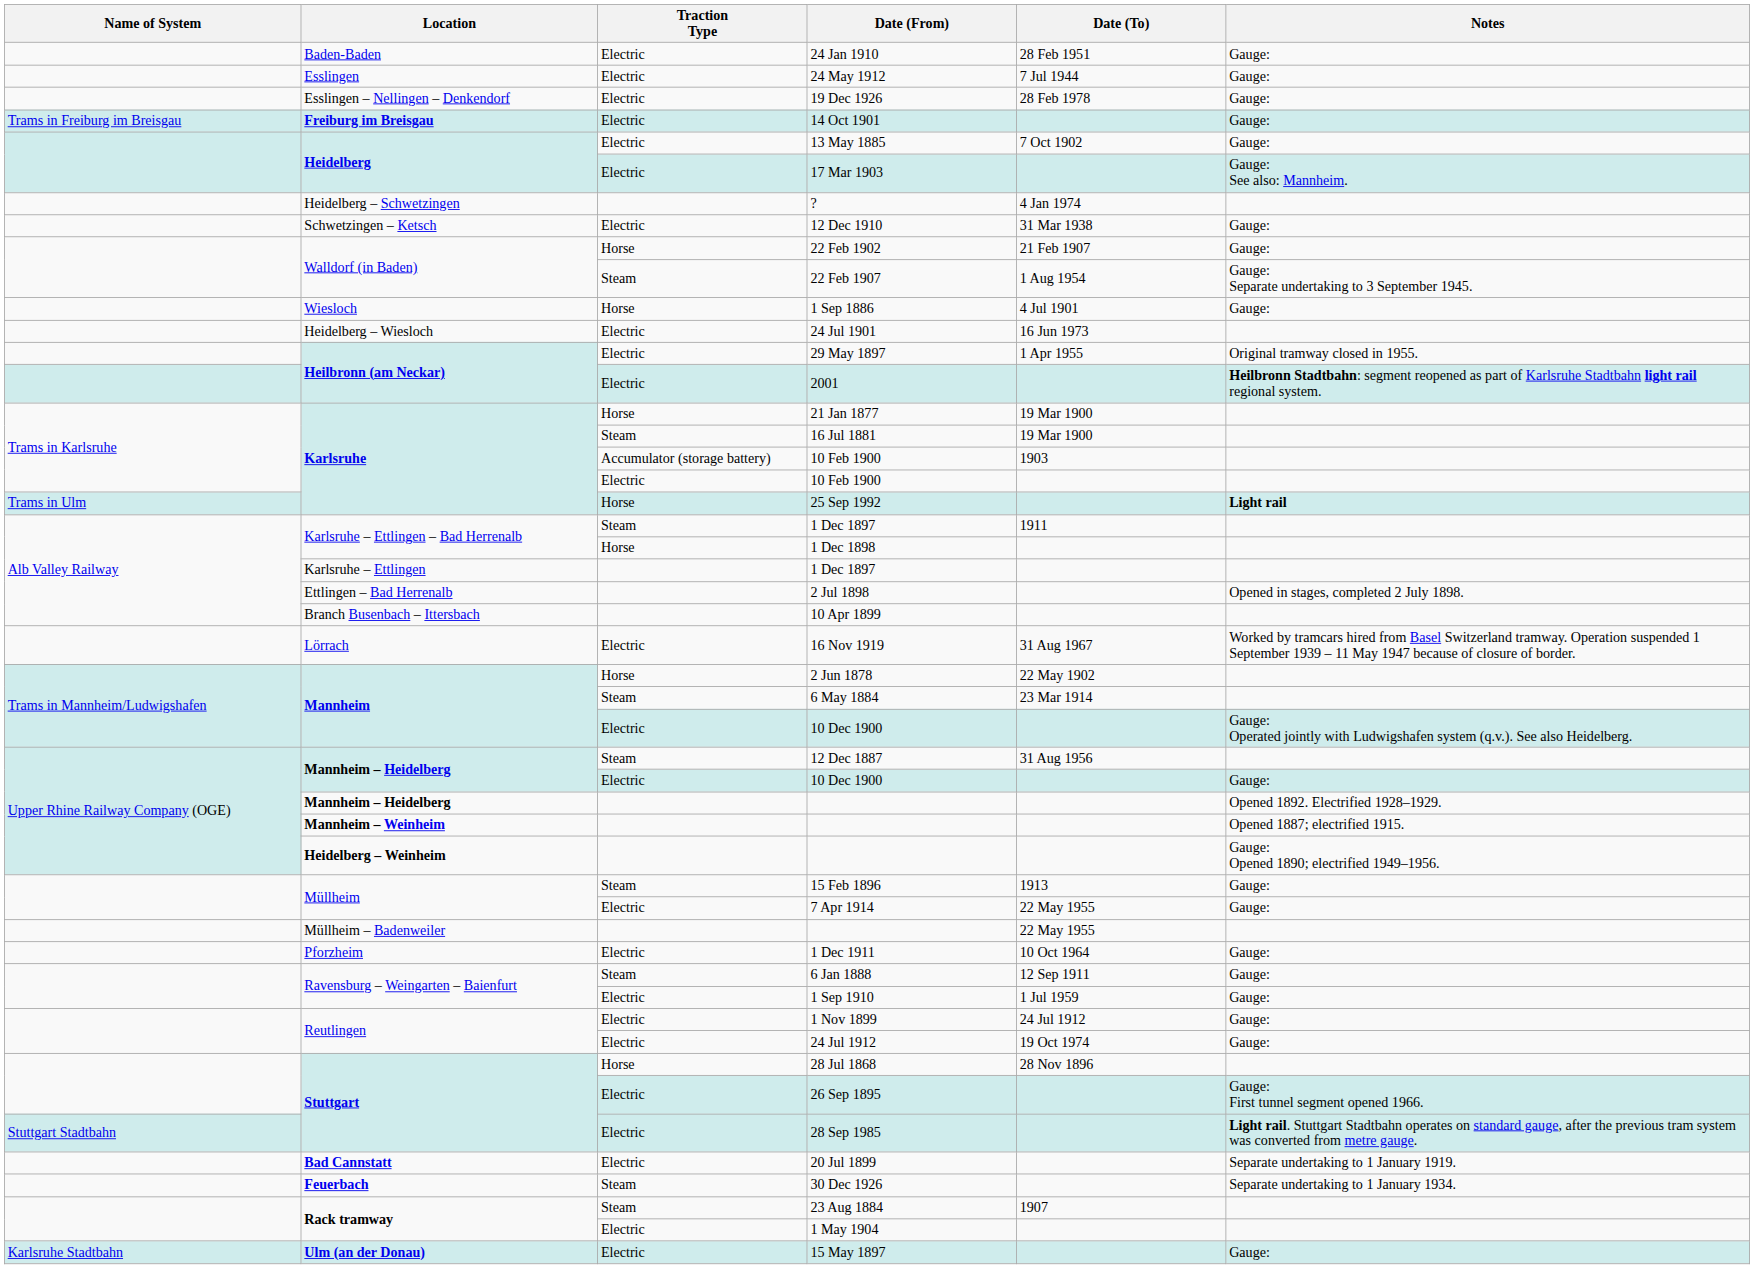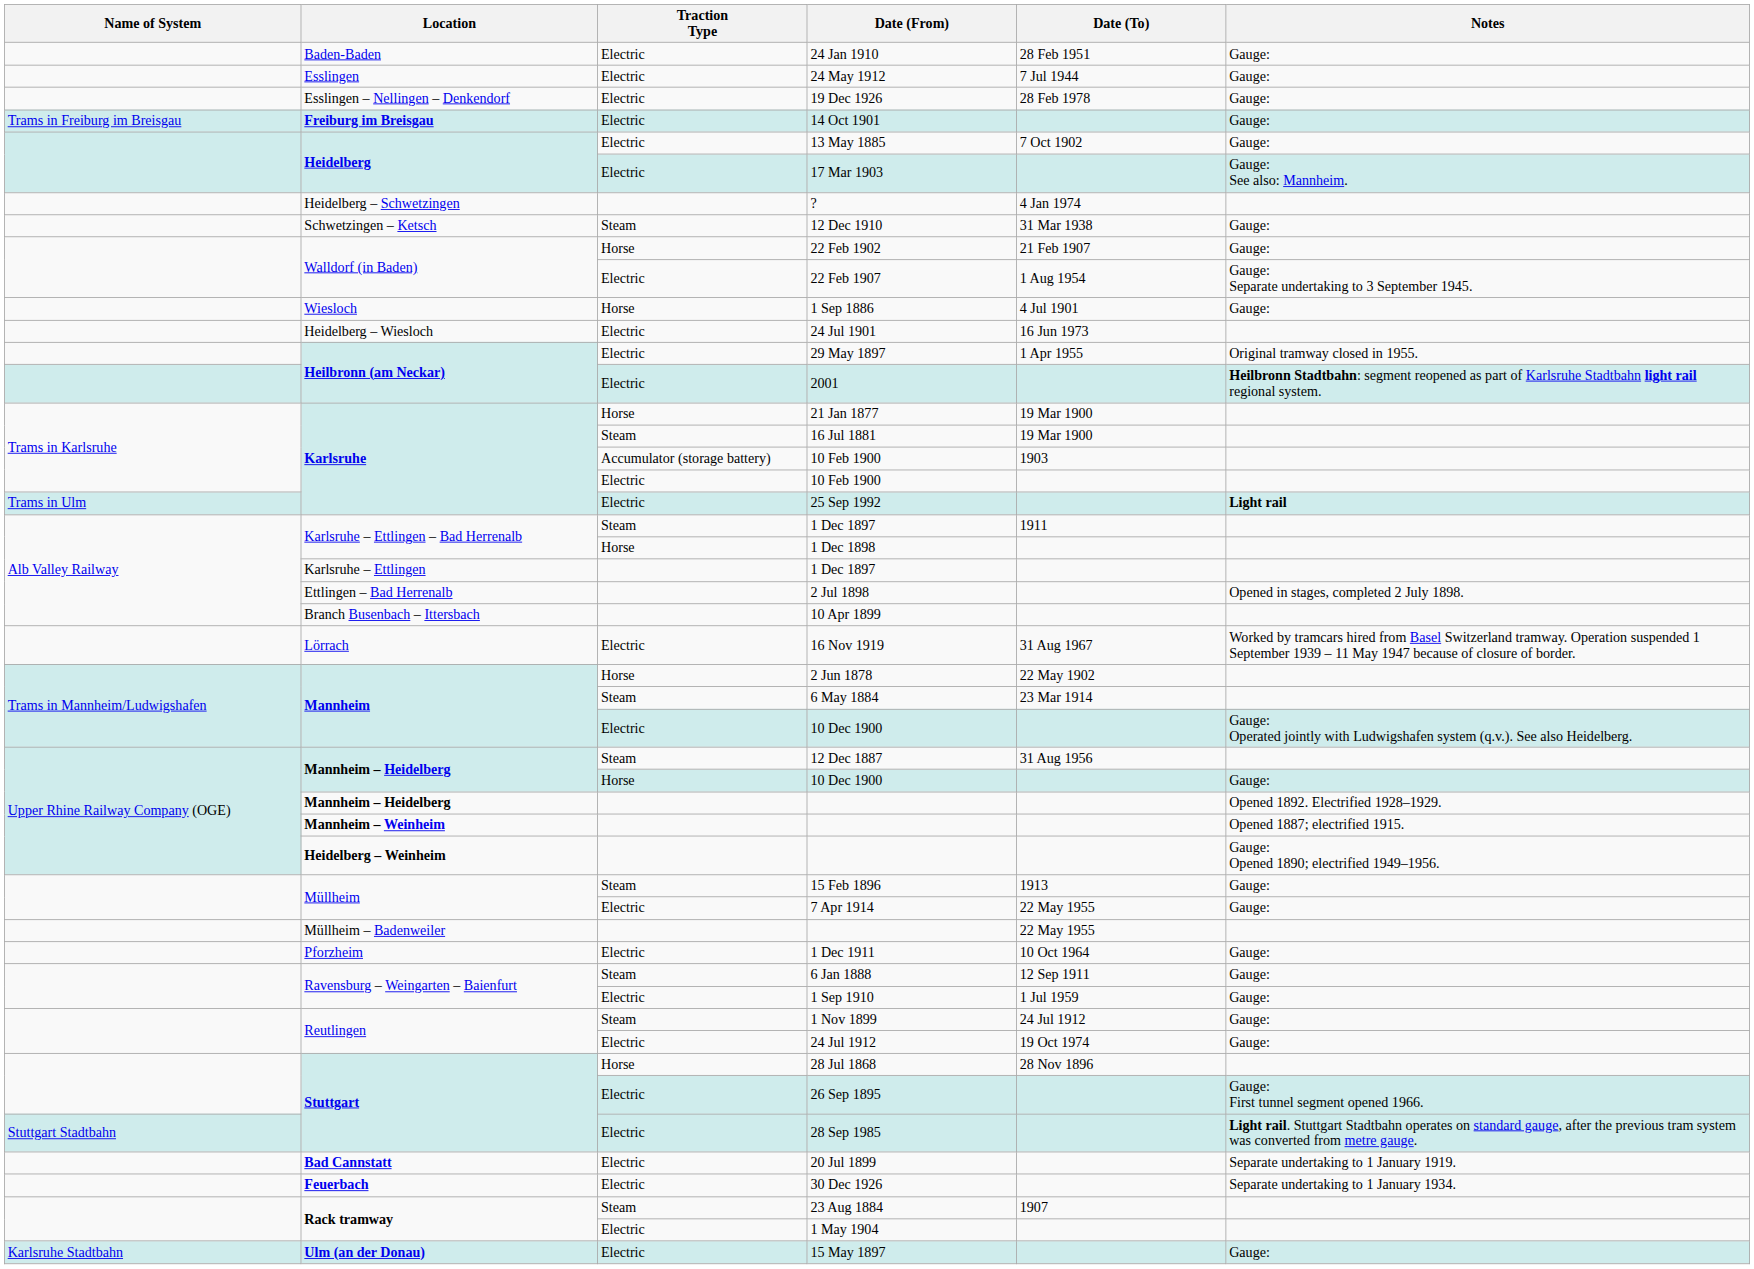(623, 225) Electric -> (619, 225) Steam
(619, 278) Steam -> (623, 278) Electric
(618, 503) Horse -> (623, 503) Electric
(623, 780) Electric -> (618, 780) Horse
(623, 1019) Electric -> (619, 1019) Steam
(619, 1185) Steam -> (623, 1185) Electric
